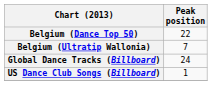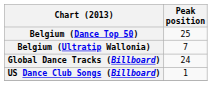(185, 34) 22 -> (185, 34) 25
